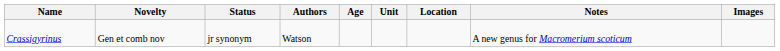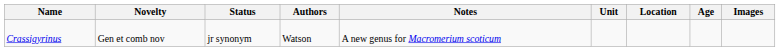columns swapped: (355, 12) <-> (596, 12)
